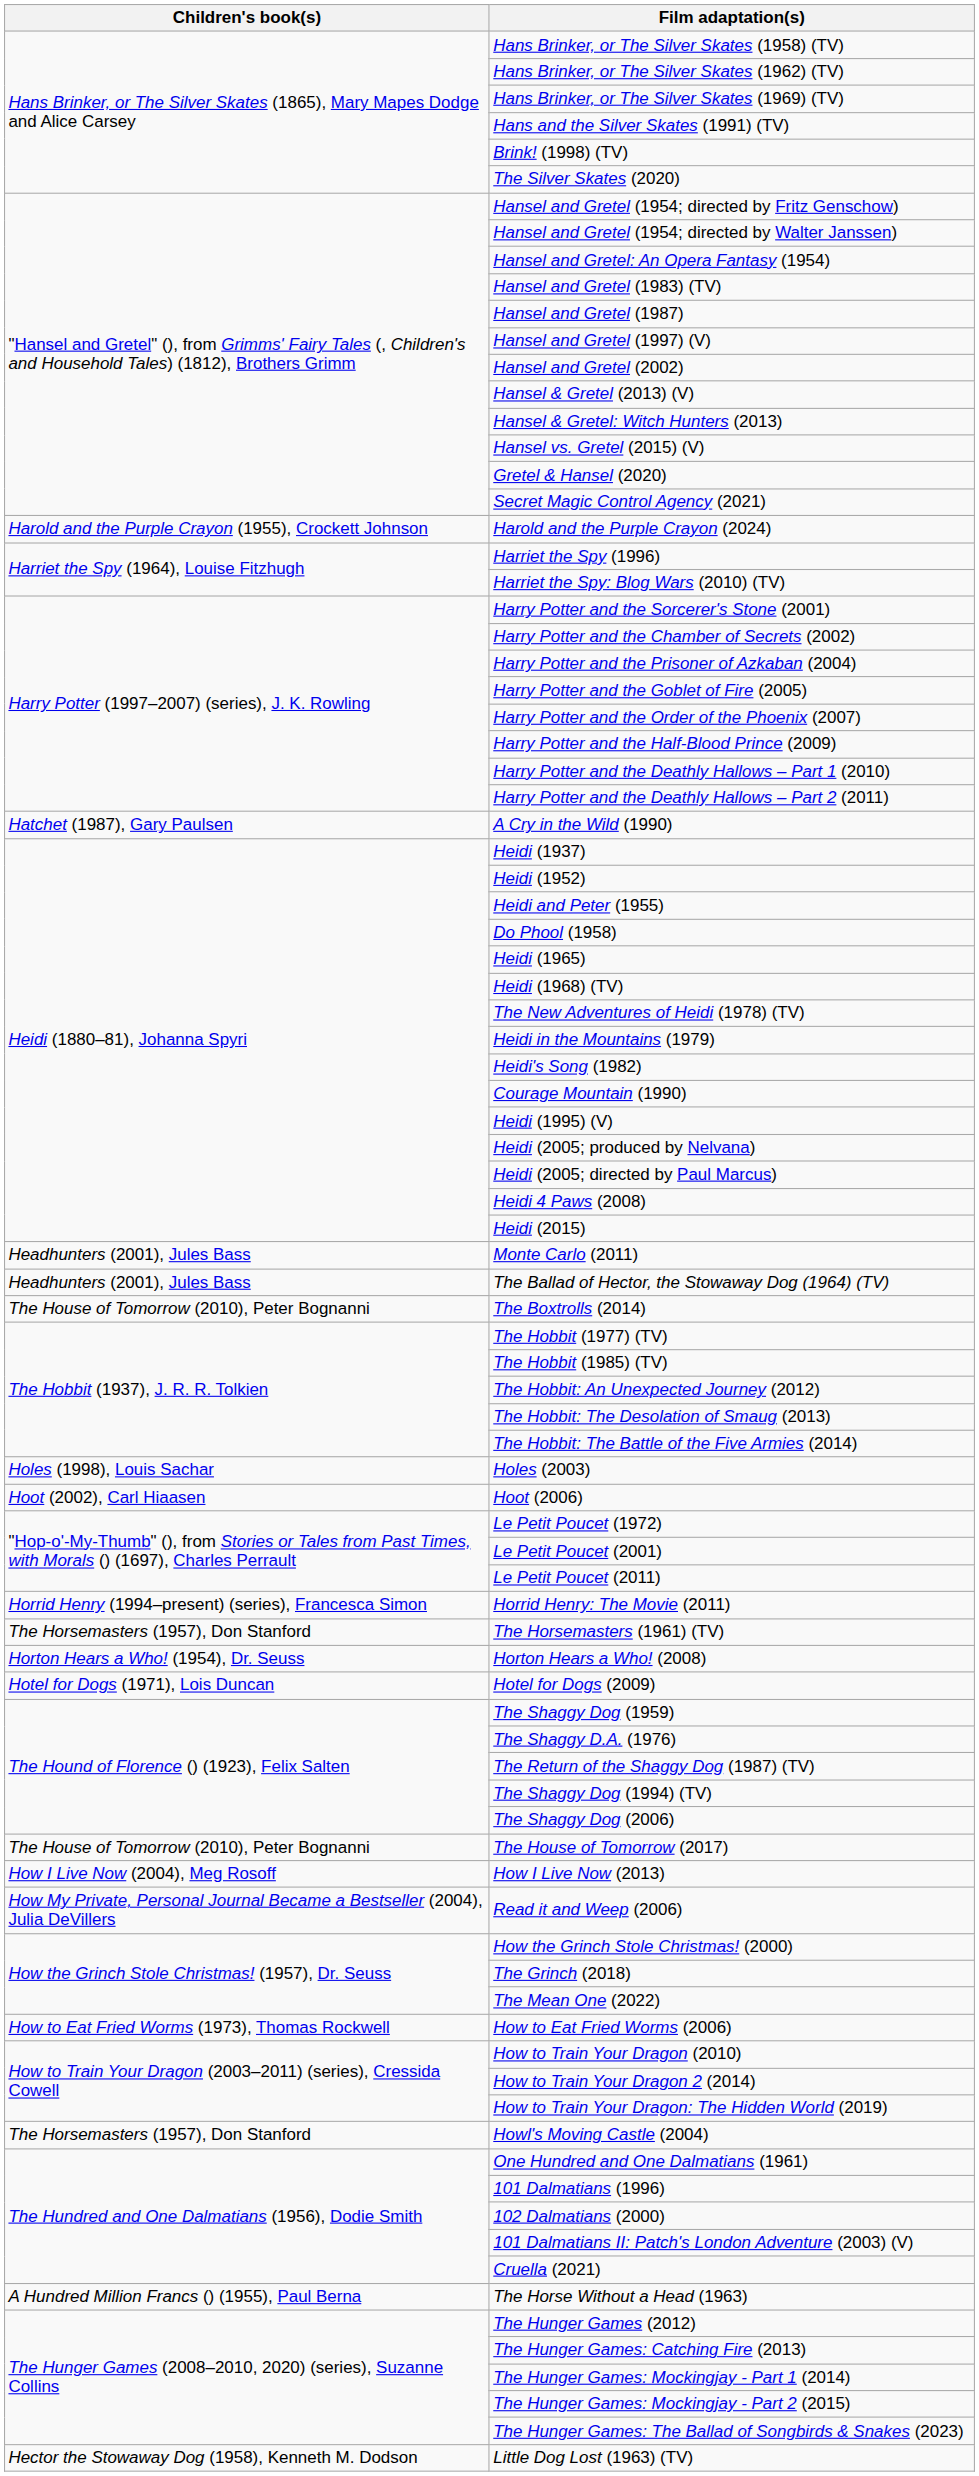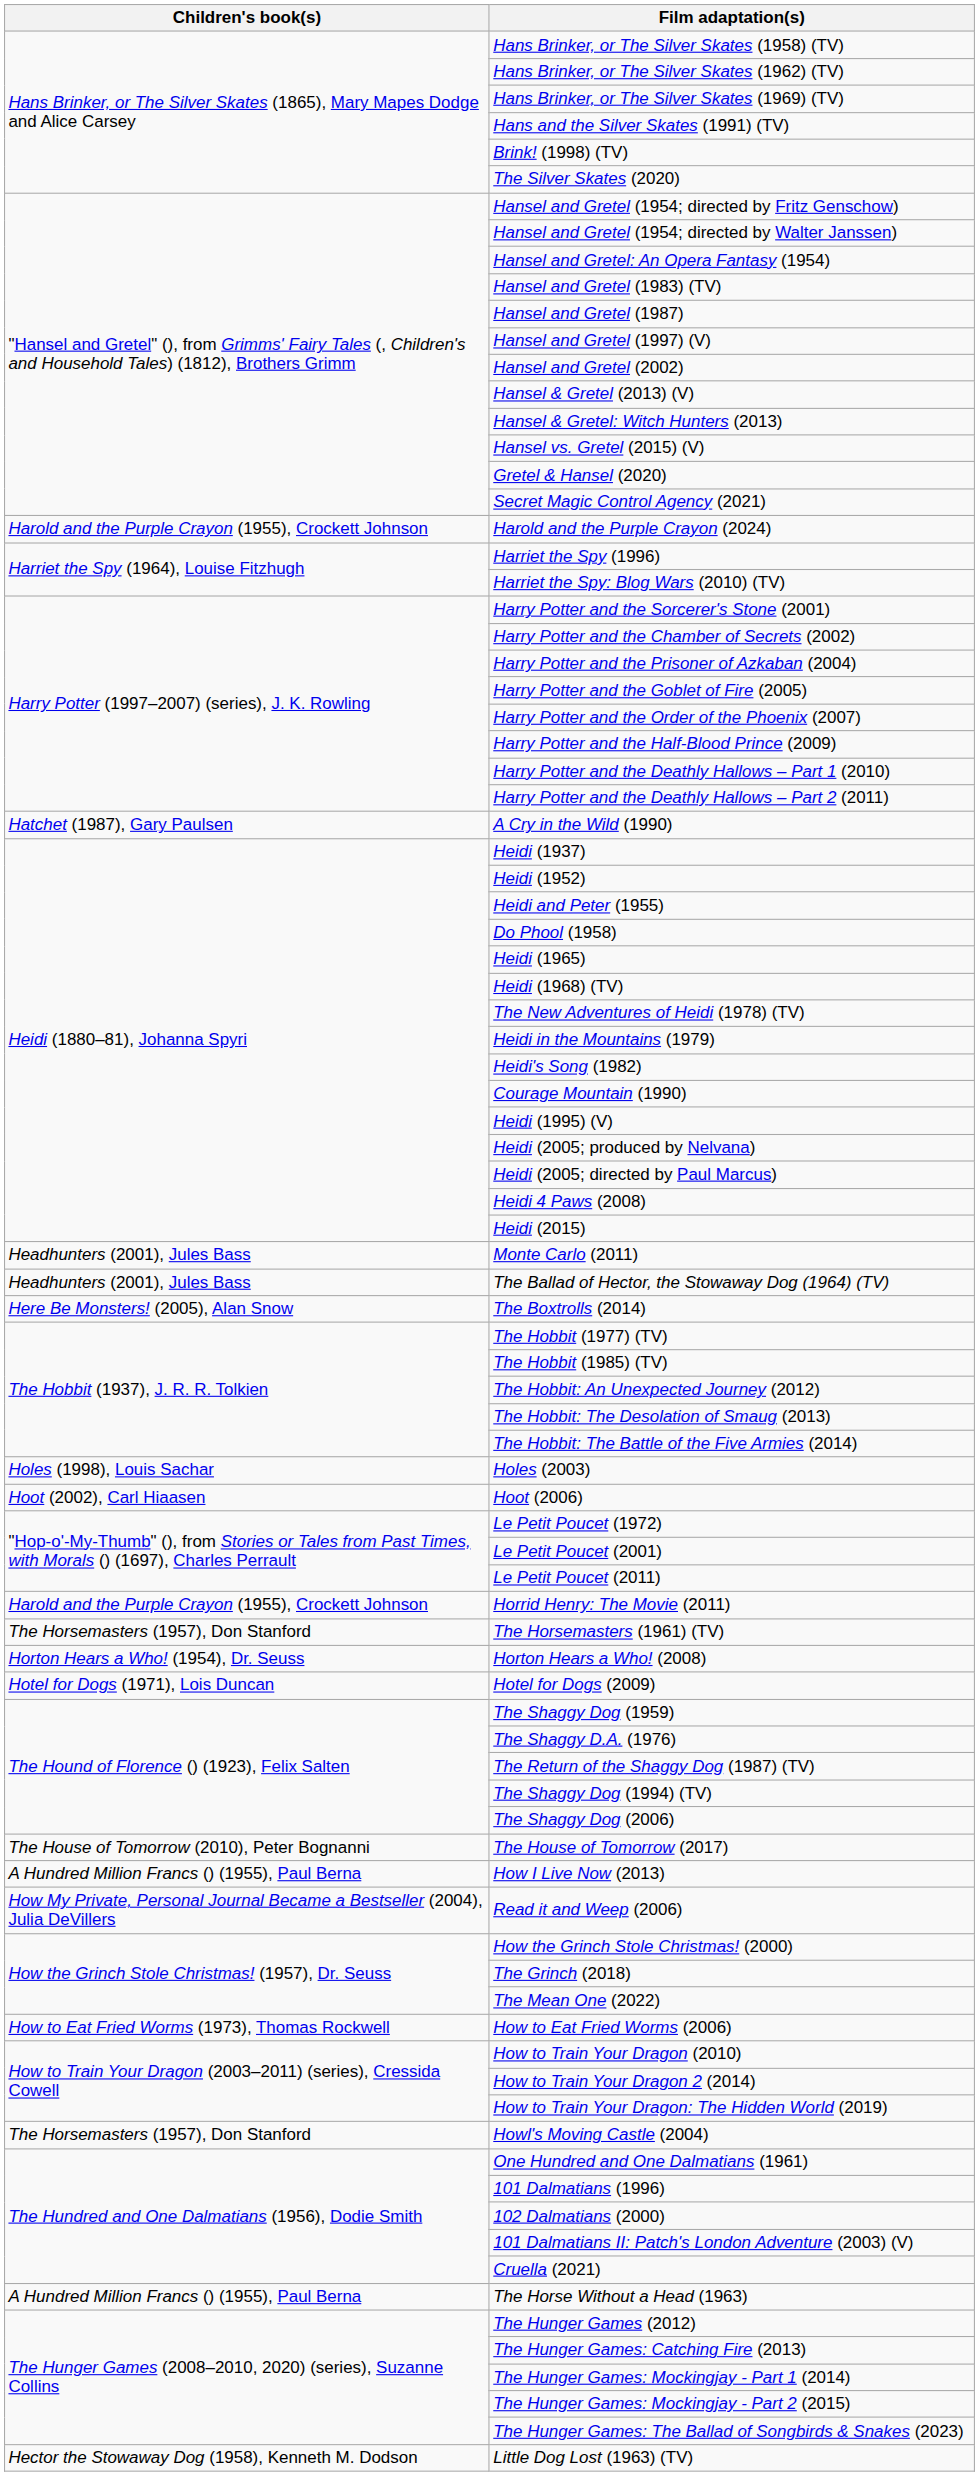(189, 1309) The House of Tomorrow (2010), Peter Bognanni -> (151, 1309) Here Be Monsters! (2005), Alan Snow
(218, 1604) Horrid Henry (1994–present) (series), Francesca Simon -> (218, 1604) Harold and the Purple Crayon (1955), Crockett Johnson
(142, 1873) How I Live Now (2004), Meg Rosoff -> (185, 1873) A Hundred Million Francs () (1955), Paul Berna
